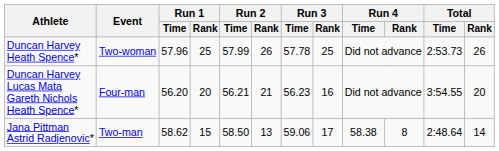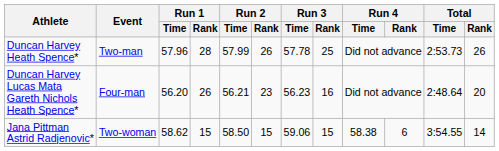(128, 52) Two-woman -> (121, 52) Two-man
(205, 52) 25 -> (205, 52) 28
(205, 92) 20 -> (205, 92) 26
(266, 92) 21 -> (266, 92) 23
(444, 92) 3:54.55 -> (444, 92) 2:48.64
(121, 133) Two-man -> (128, 133) Two-woman
(266, 133) 13 -> (266, 133) 15
(327, 133) 17 -> (327, 133) 15
(404, 133) 8 -> (404, 133) 6
(444, 133) 2:48.64 -> (444, 133) 3:54.55
